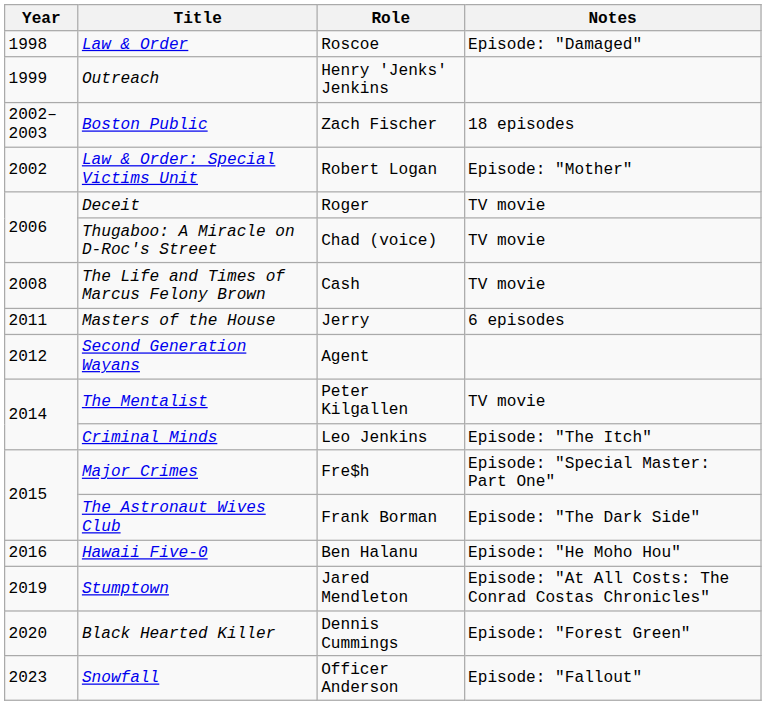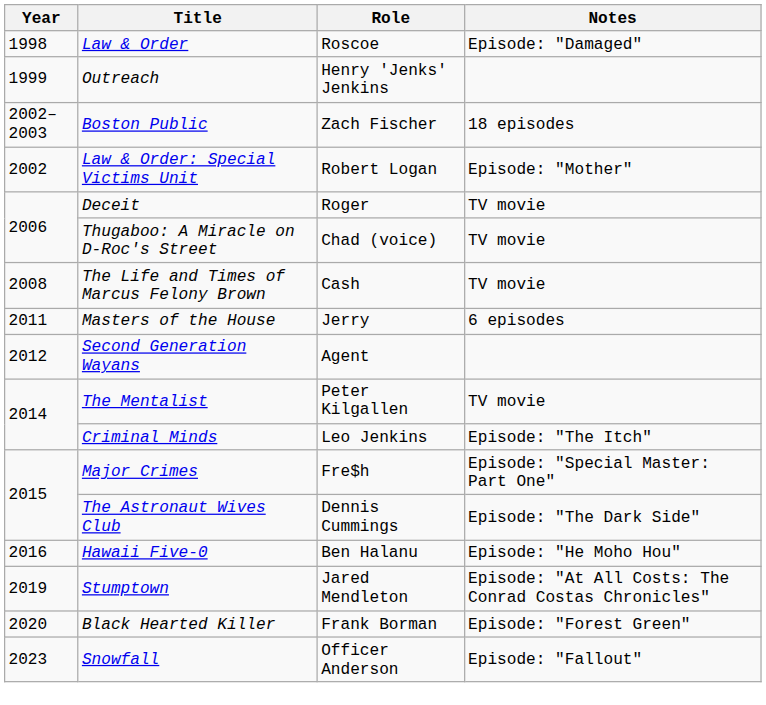(379, 517) Frank Borman -> (360, 517) Dennis Cummings
(360, 633) Dennis Cummings -> (379, 624) Frank Borman
